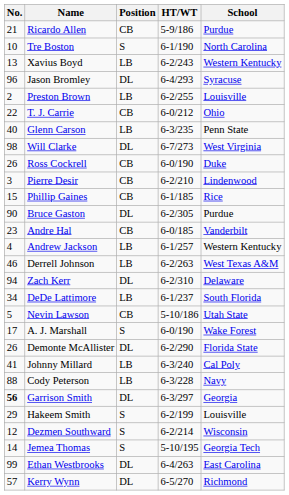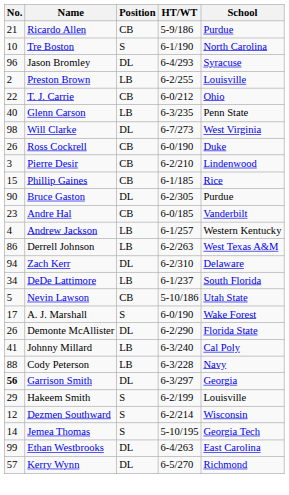- row: (55, 63)
(12, 264) 46 -> (12, 247) 86
